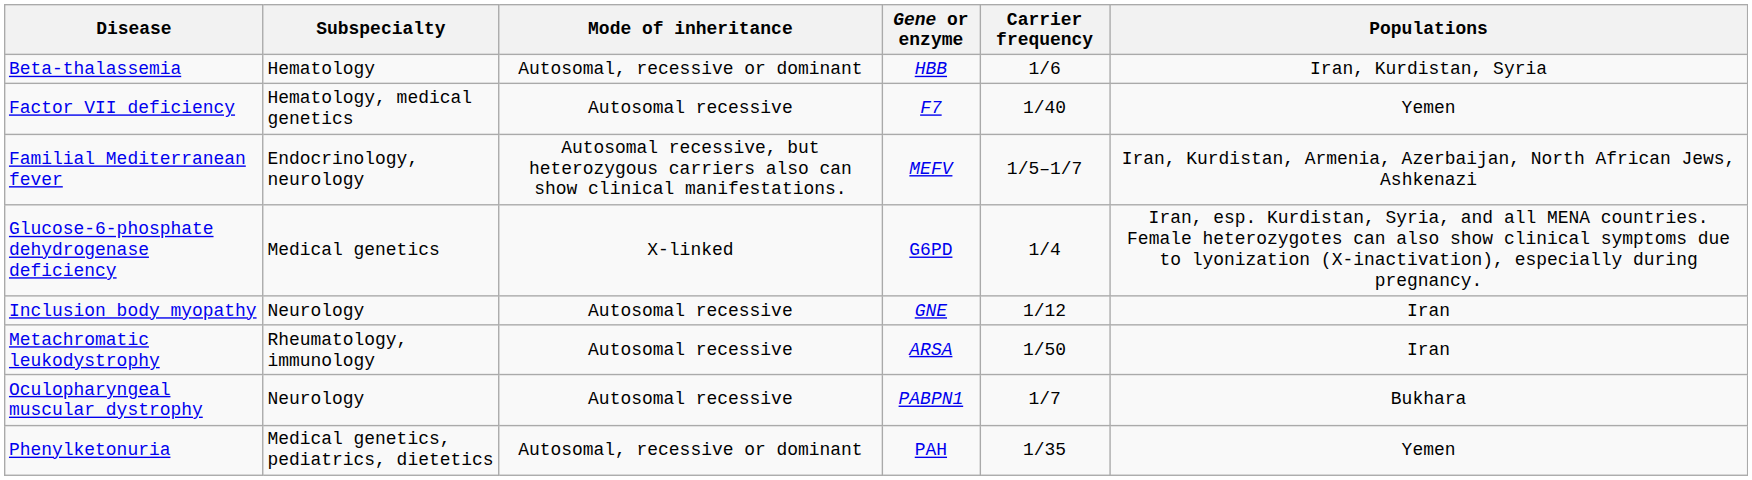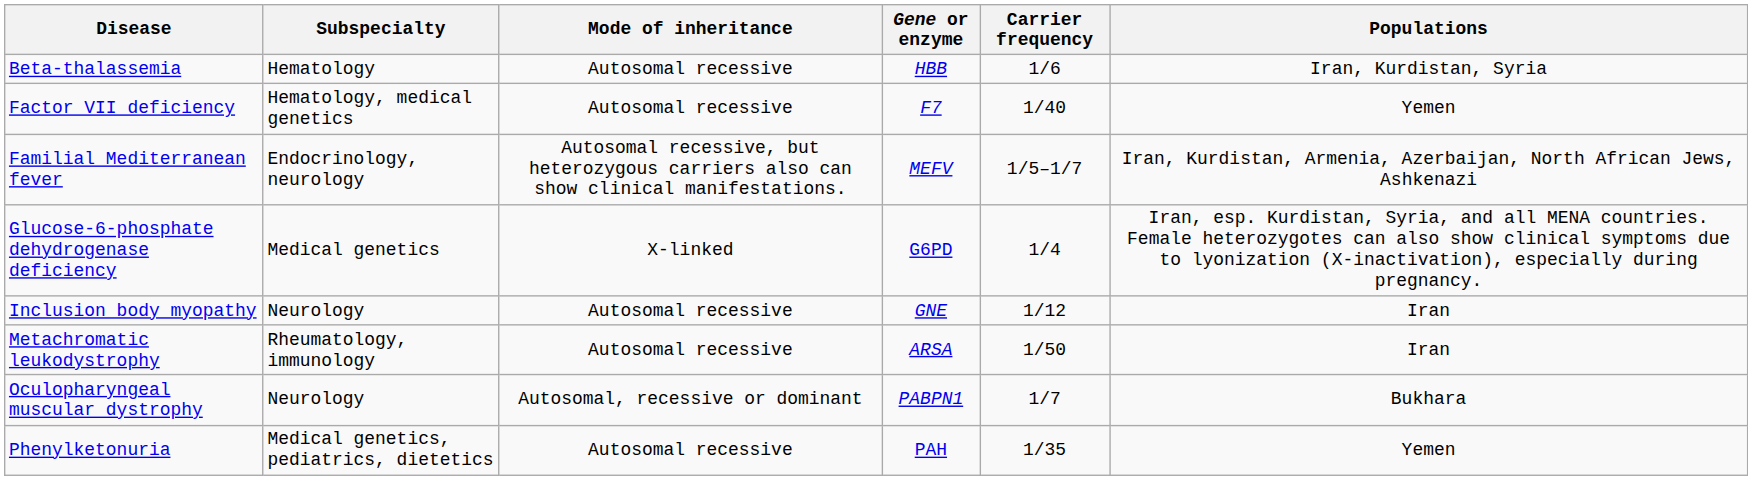(690, 69) Autosomal, recessive or dominant -> (690, 69) Autosomal recessive
(690, 400) Autosomal recessive -> (690, 400) Autosomal, recessive or dominant
(690, 450) Autosomal, recessive or dominant -> (690, 450) Autosomal recessive
